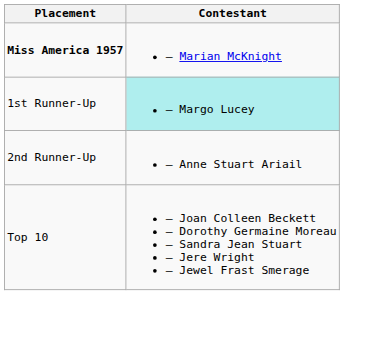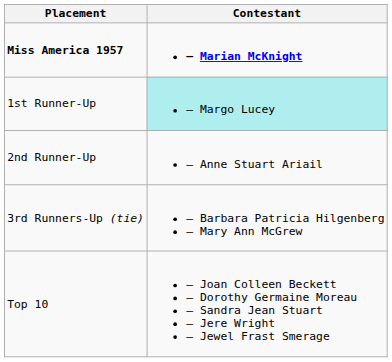(233, 57) normal -> (267, 57) bold
+ row: (76, 218)
